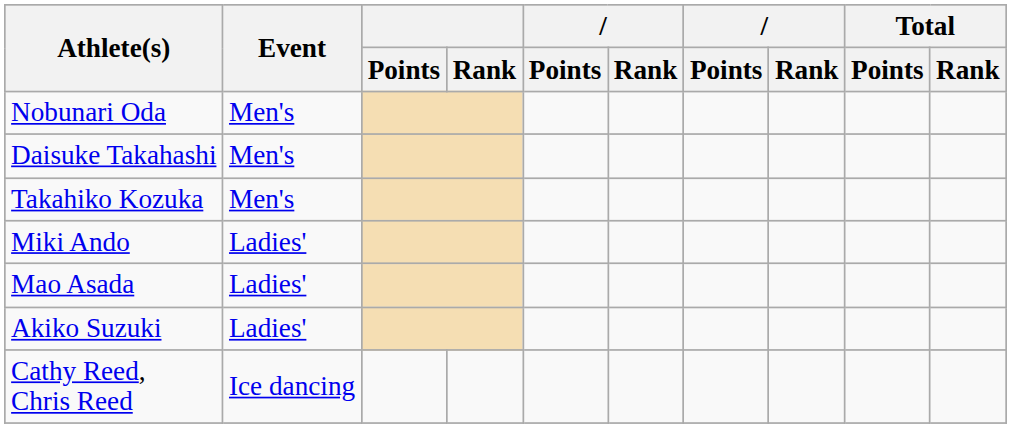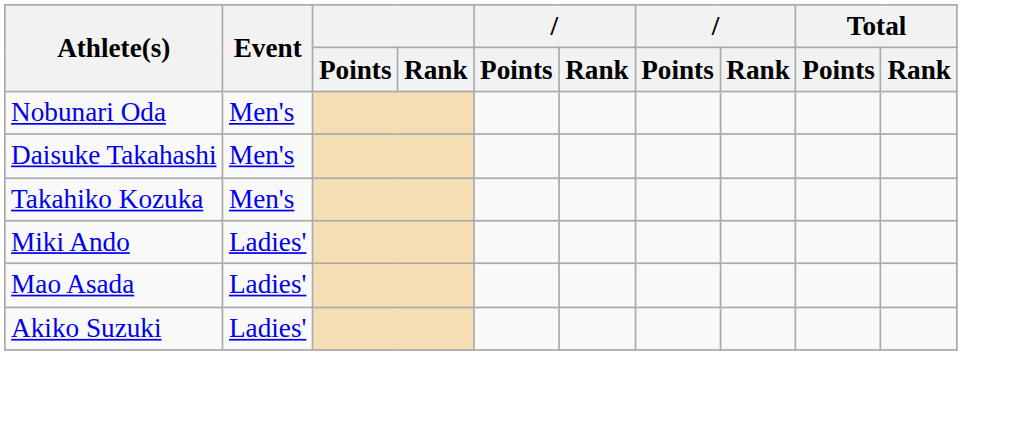- row: (78, 386)
